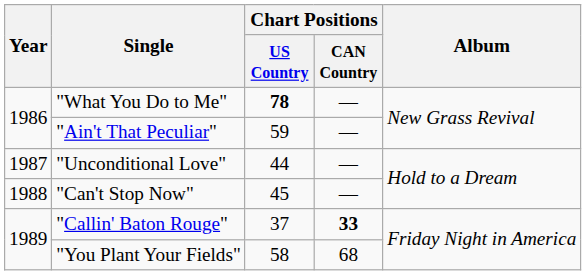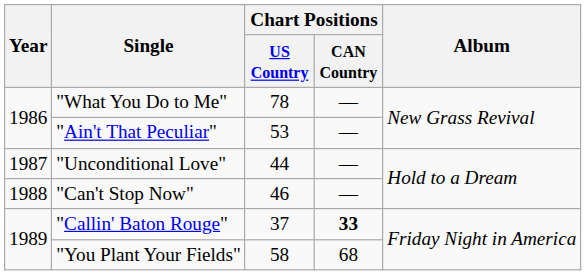(280, 102) bold -> (280, 102) normal
(280, 132) 59 -> (280, 132) 53
(280, 193) 45 -> (280, 193) 46
